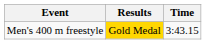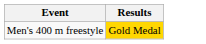- column: (182, 13)
